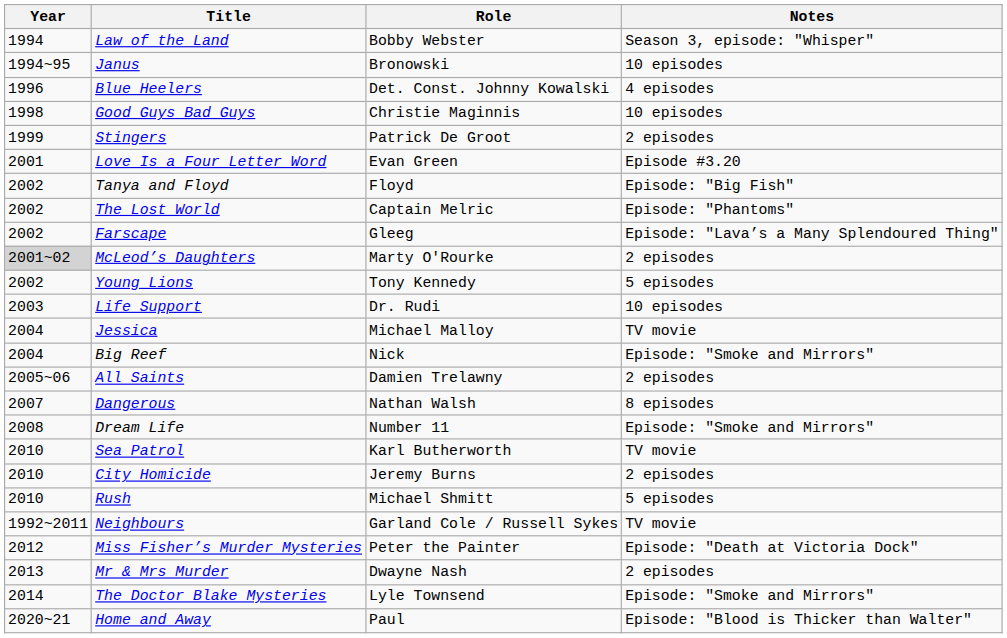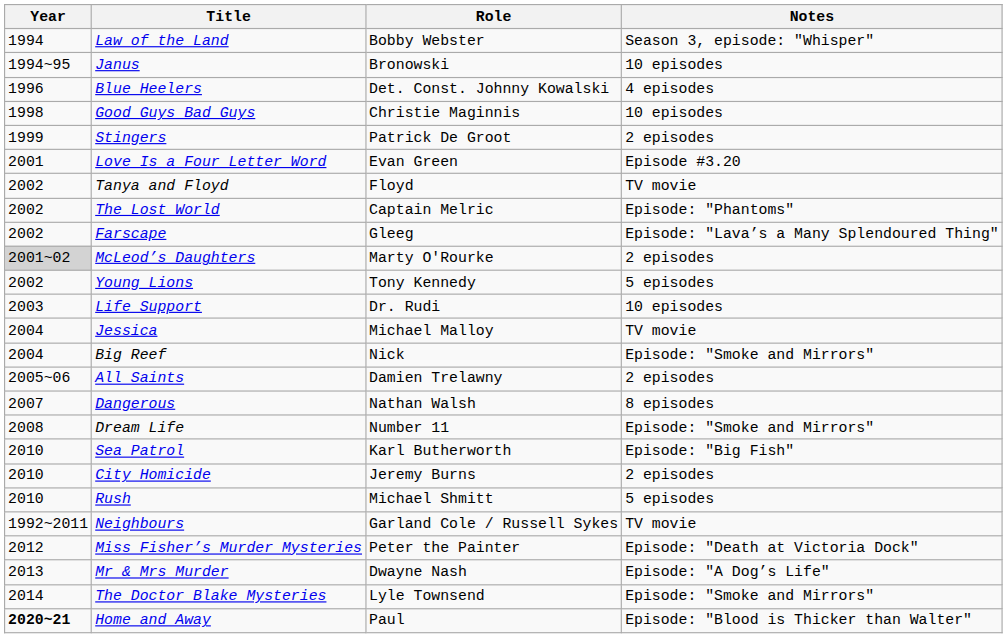(710, 186) Episode: "Big Fish" -> (661, 186) TV movie
(661, 451) TV movie -> (710, 451) Episode: "Big Fish"
(670, 572) 2 episodes -> (727, 572) Episode: "A Dog’s Life"
(39, 620) normal -> (39, 620) bold
